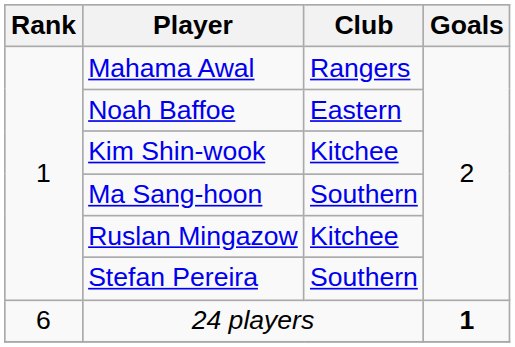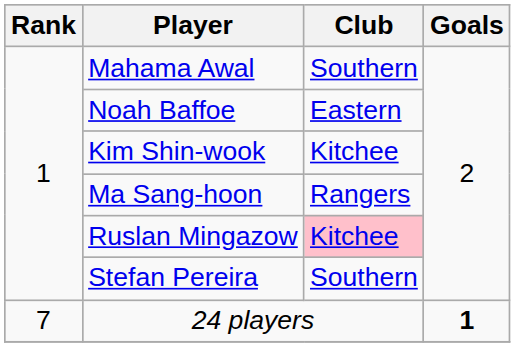(360, 67) Rangers -> (364, 67) Southern
(364, 194) Southern -> (360, 194) Rangers
(354, 236) no background -> (354, 236) pink background
(43, 320) 6 -> (43, 320) 7
